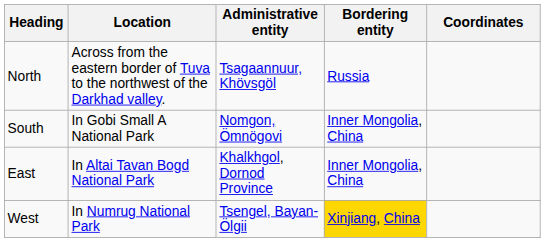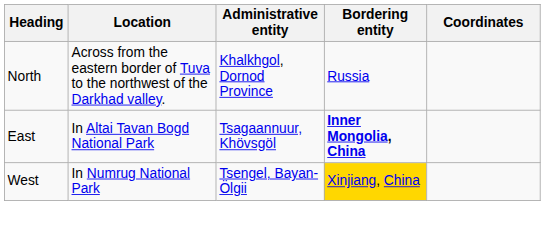(261, 75) Tsagaannuur, Khövsgöl -> (252, 75) Khalkhgol, Dornod Province
- row: (26, 128)
(252, 173) Khalkhgol, Dornod Province -> (261, 136) Tsagaannuur, Khövsgöl
(375, 173) normal -> (359, 136) bold
